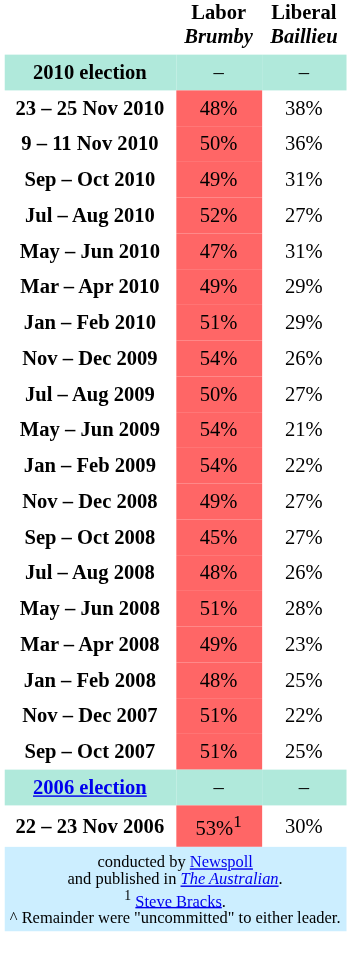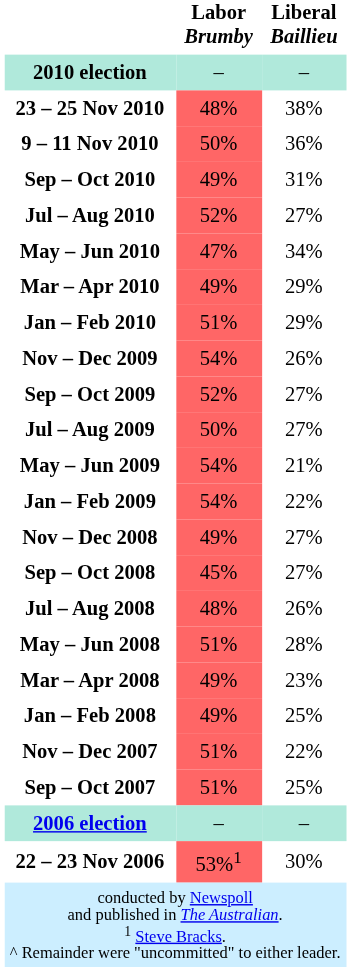(304, 250) 31% -> (304, 250) 34%
+ row: (90, 393)
(219, 679) 48% -> (219, 715) 49%
